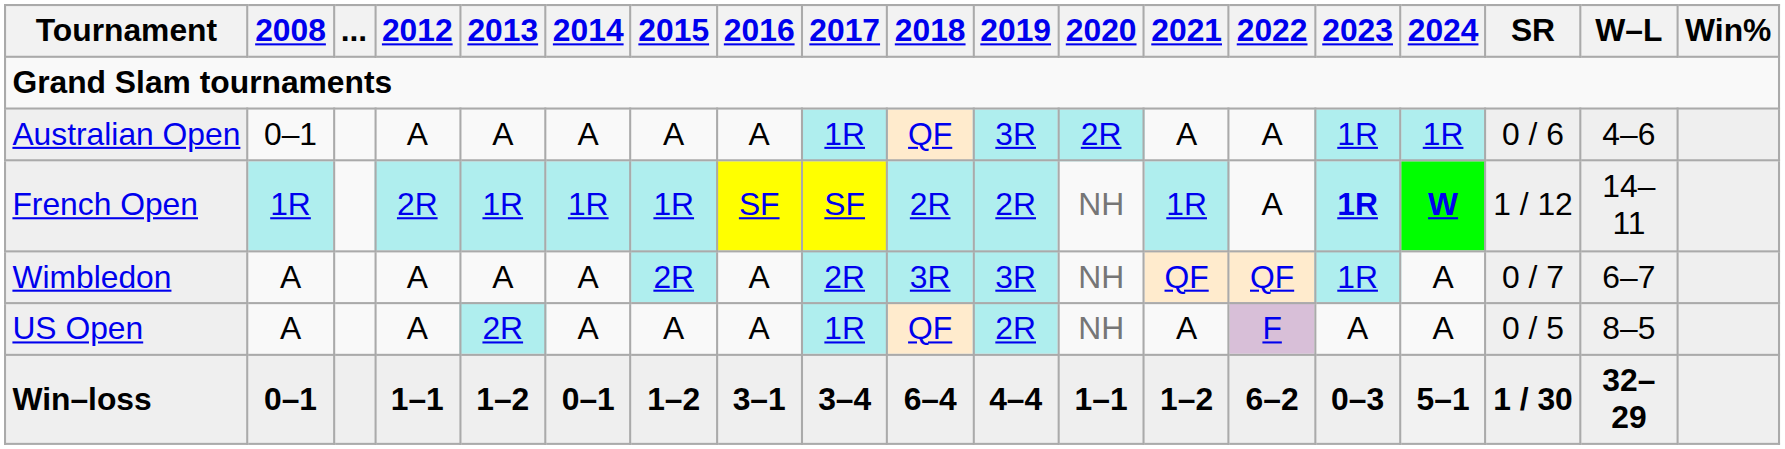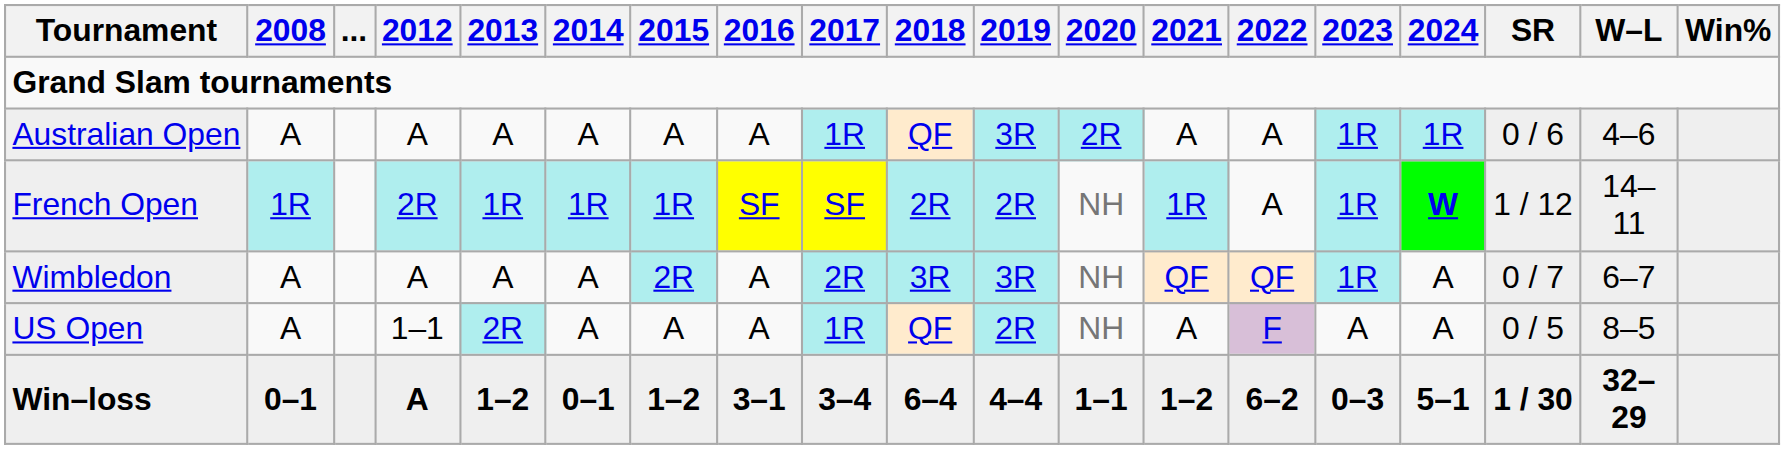(291, 134) 0–1 -> (291, 134) A
(1358, 205) bold -> (1358, 205) normal
(417, 328) A -> (417, 328) 1–1
(417, 398) 1–1 -> (417, 398) A
